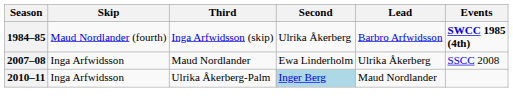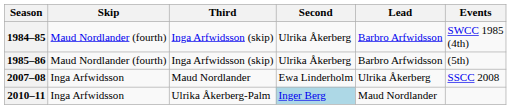(476, 36) bold -> (476, 36) normal
+ row: (26, 60)
